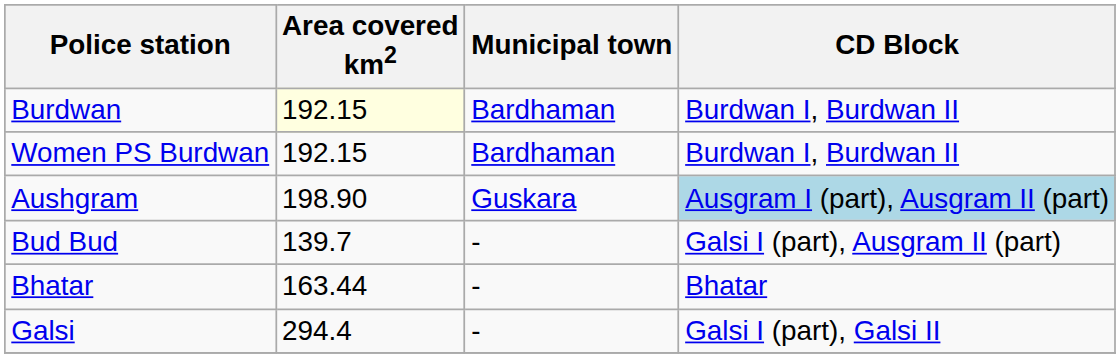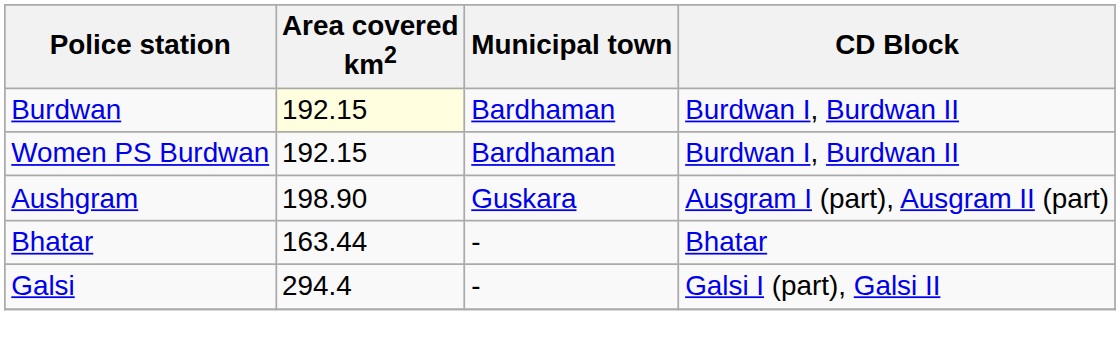(897, 197) lightblue background -> (897, 197) no background
- row: (65, 242)
